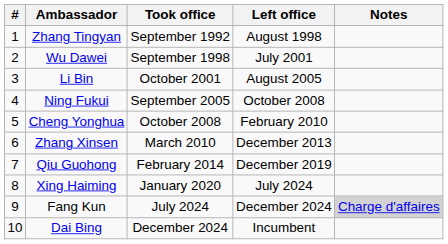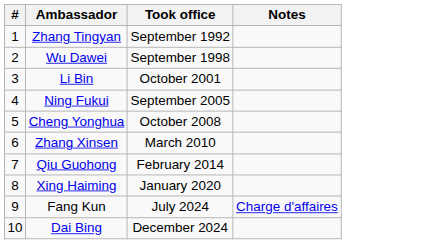- column: (284, 15)
(389, 206) lightgrey background -> (287, 206) no background
